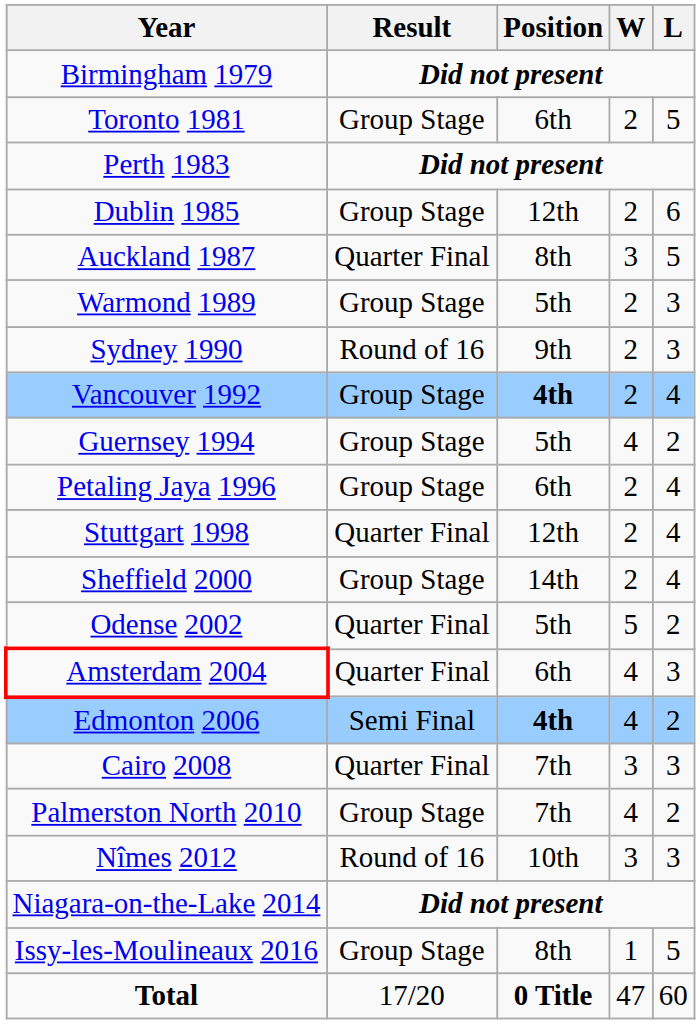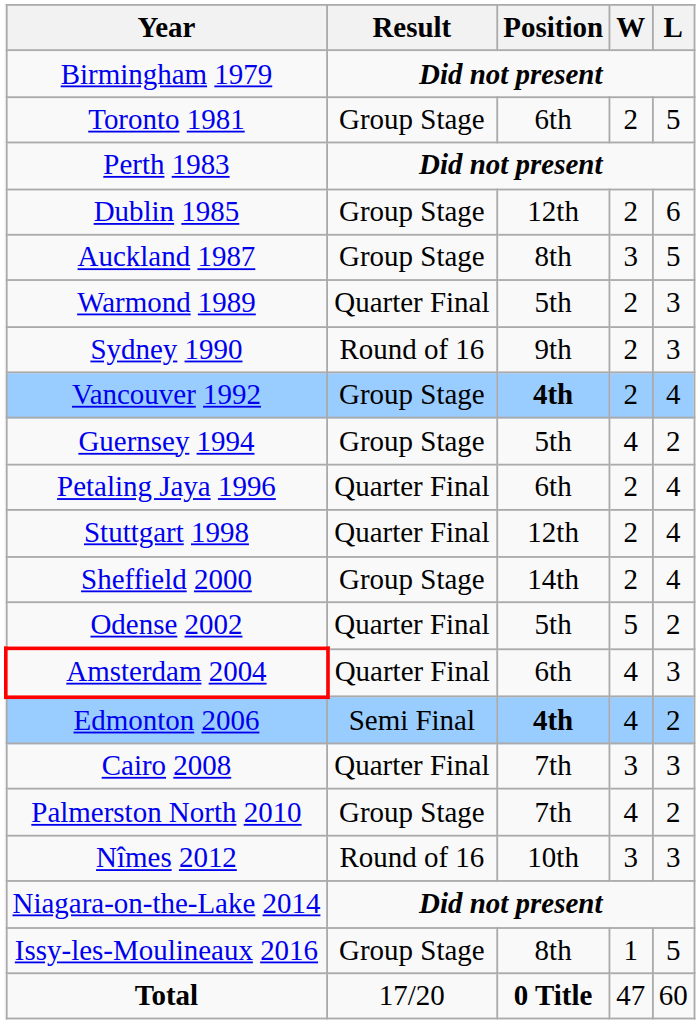(412, 257) Quarter Final -> (412, 257) Group Stage
(412, 303) Group Stage -> (412, 303) Quarter Final
(412, 486) Group Stage -> (412, 486) Quarter Final
